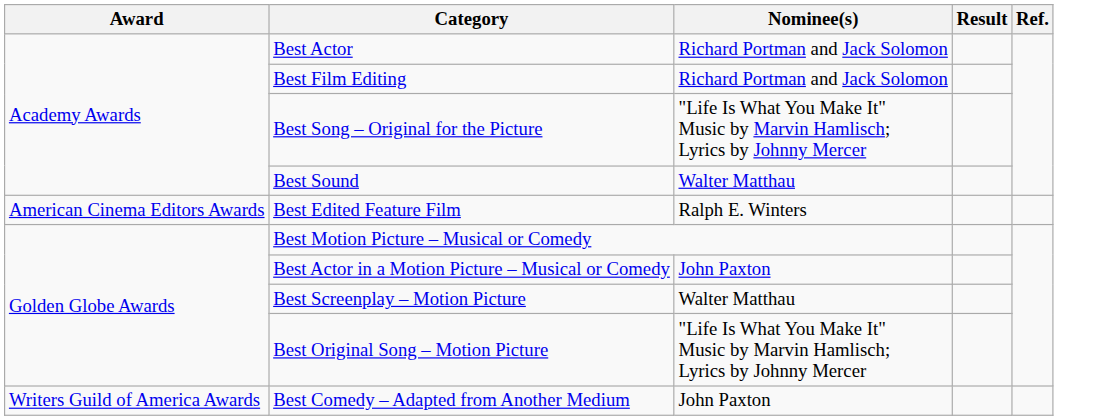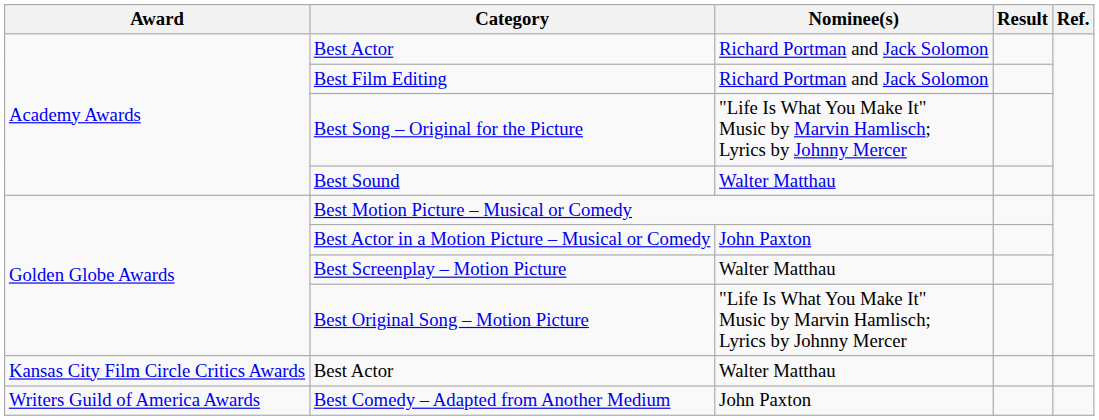- row: (137, 209)
+ row: (157, 370)
